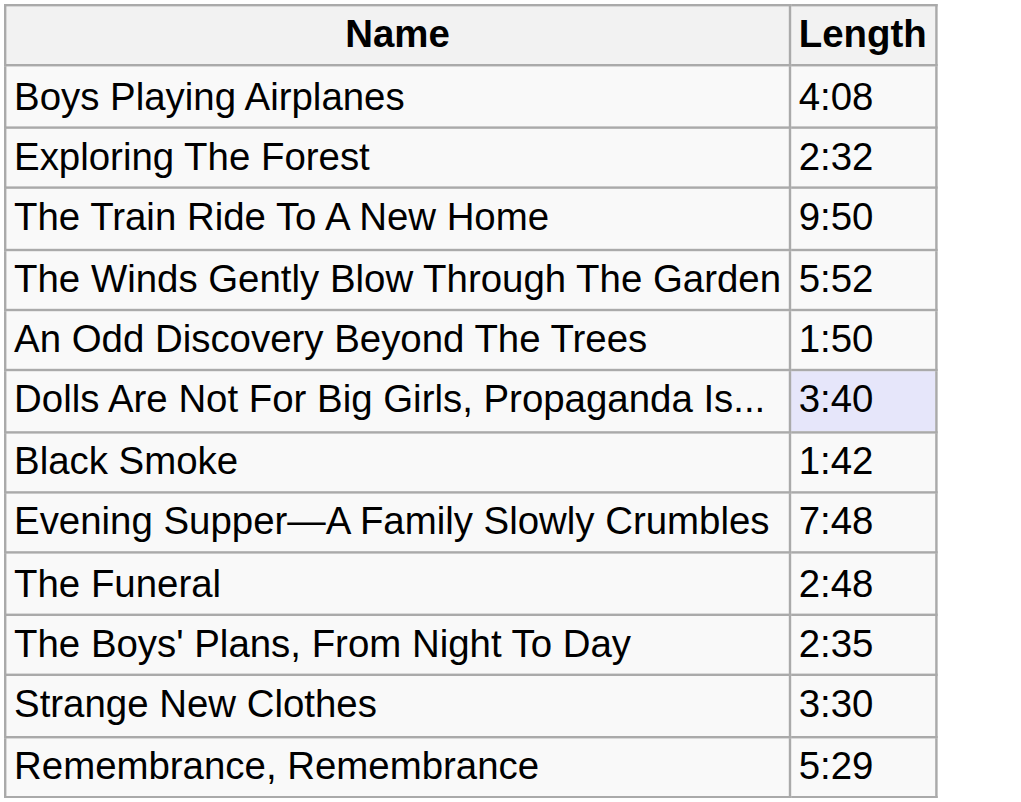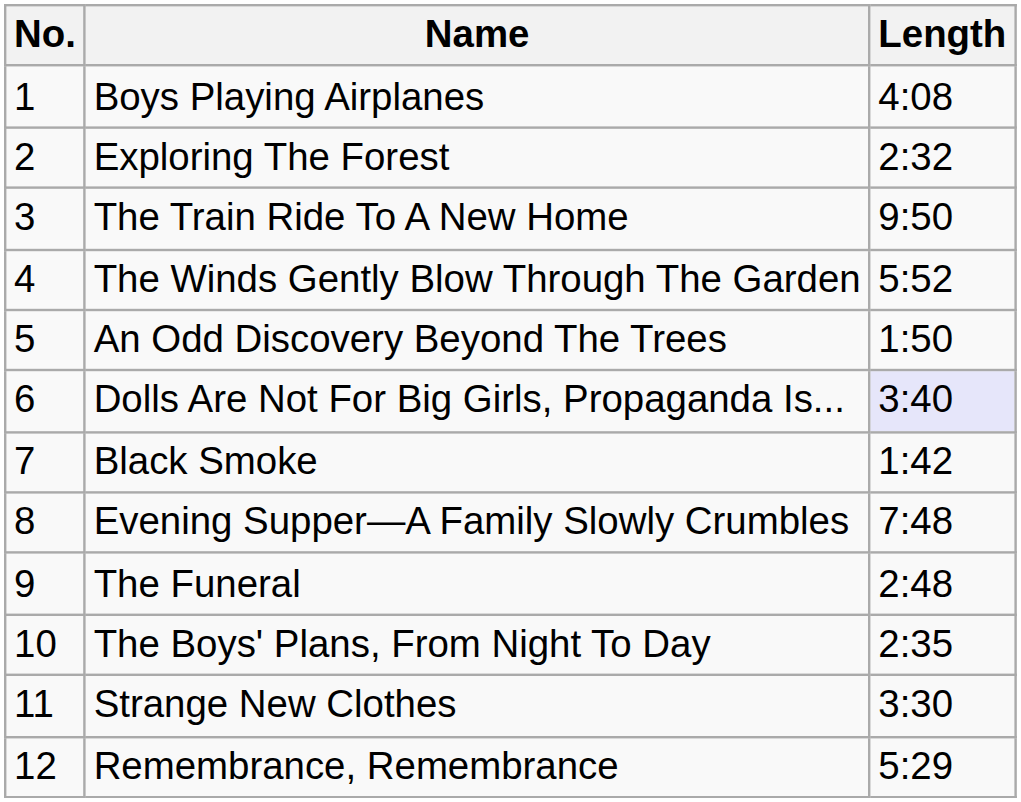+ column: (45, 34)
